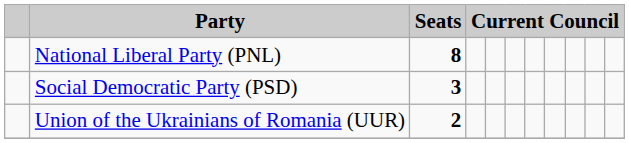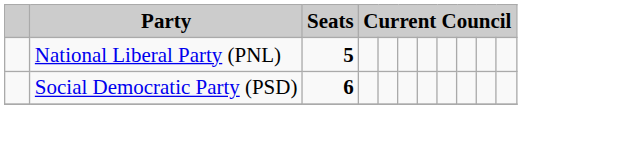(456, 54) 8 -> (348, 54) 5
(456, 87) 3 -> (348, 87) 6
- row: (220, 120)
